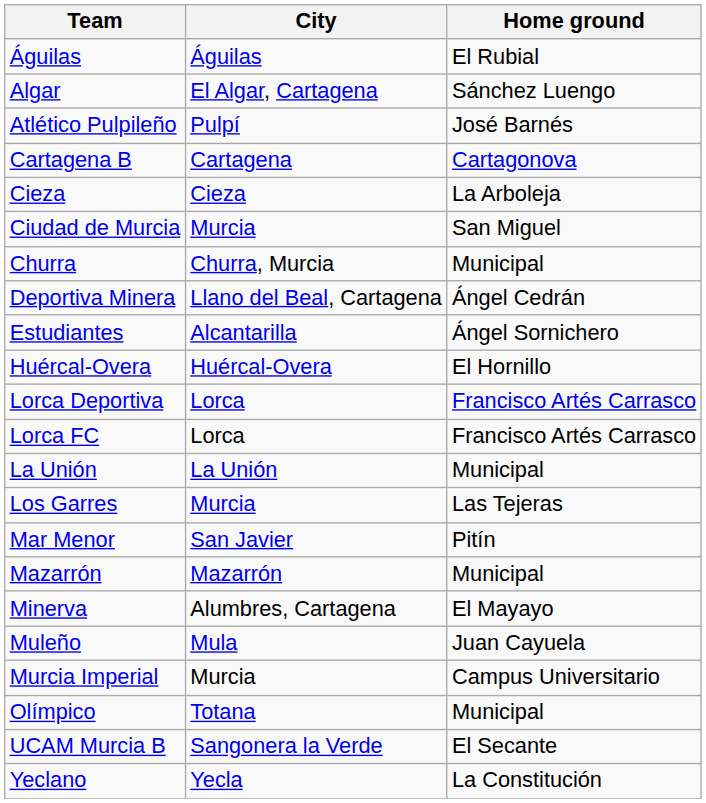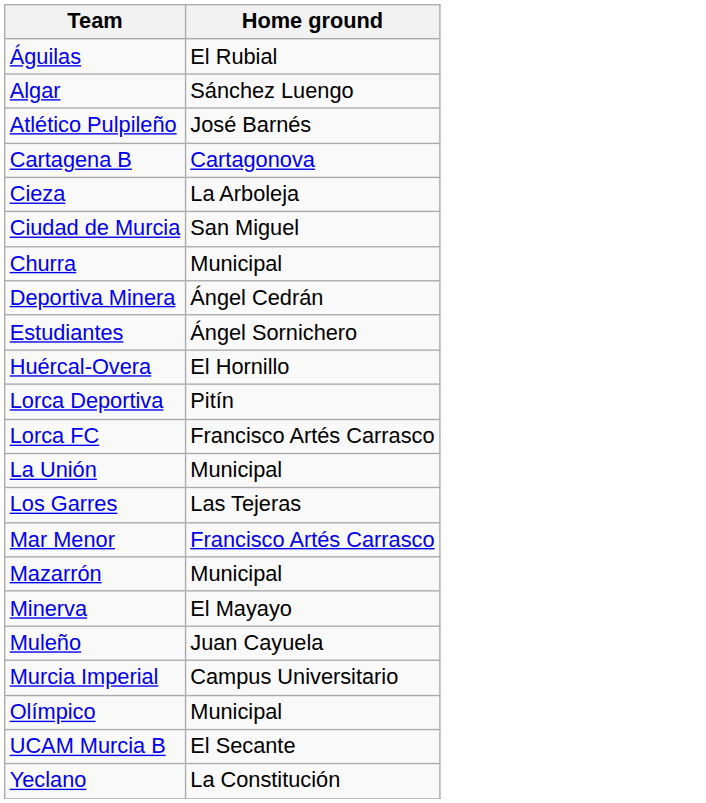- column: (316, 21)
(574, 401) Francisco Artés Carrasco -> (212, 401) Pitín
(474, 539) Pitín -> (312, 539) Francisco Artés Carrasco
